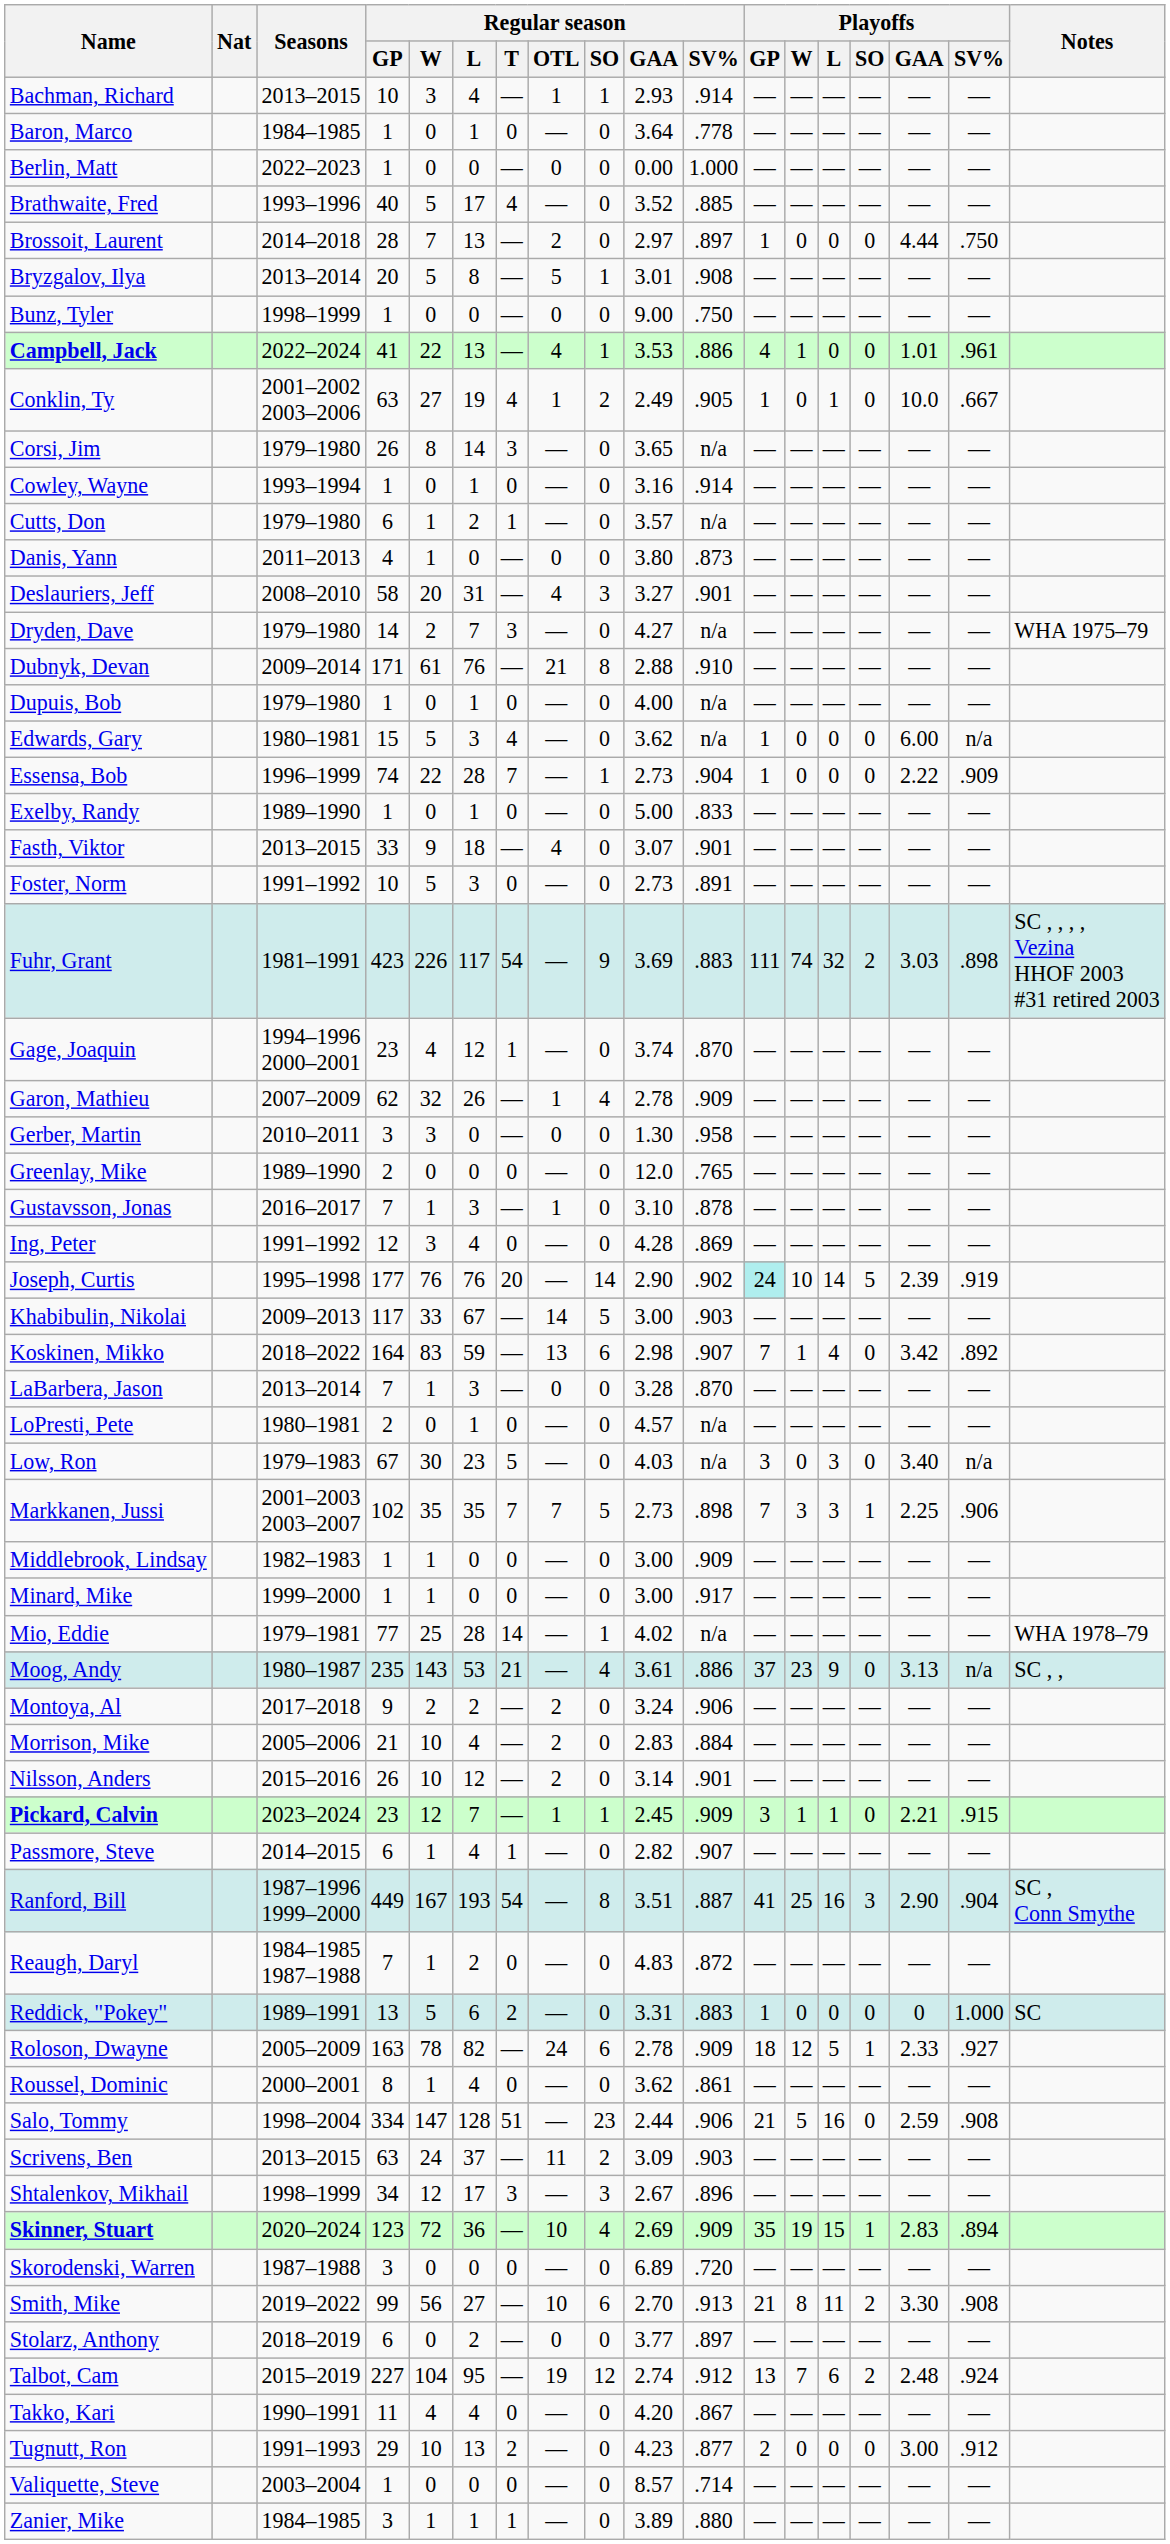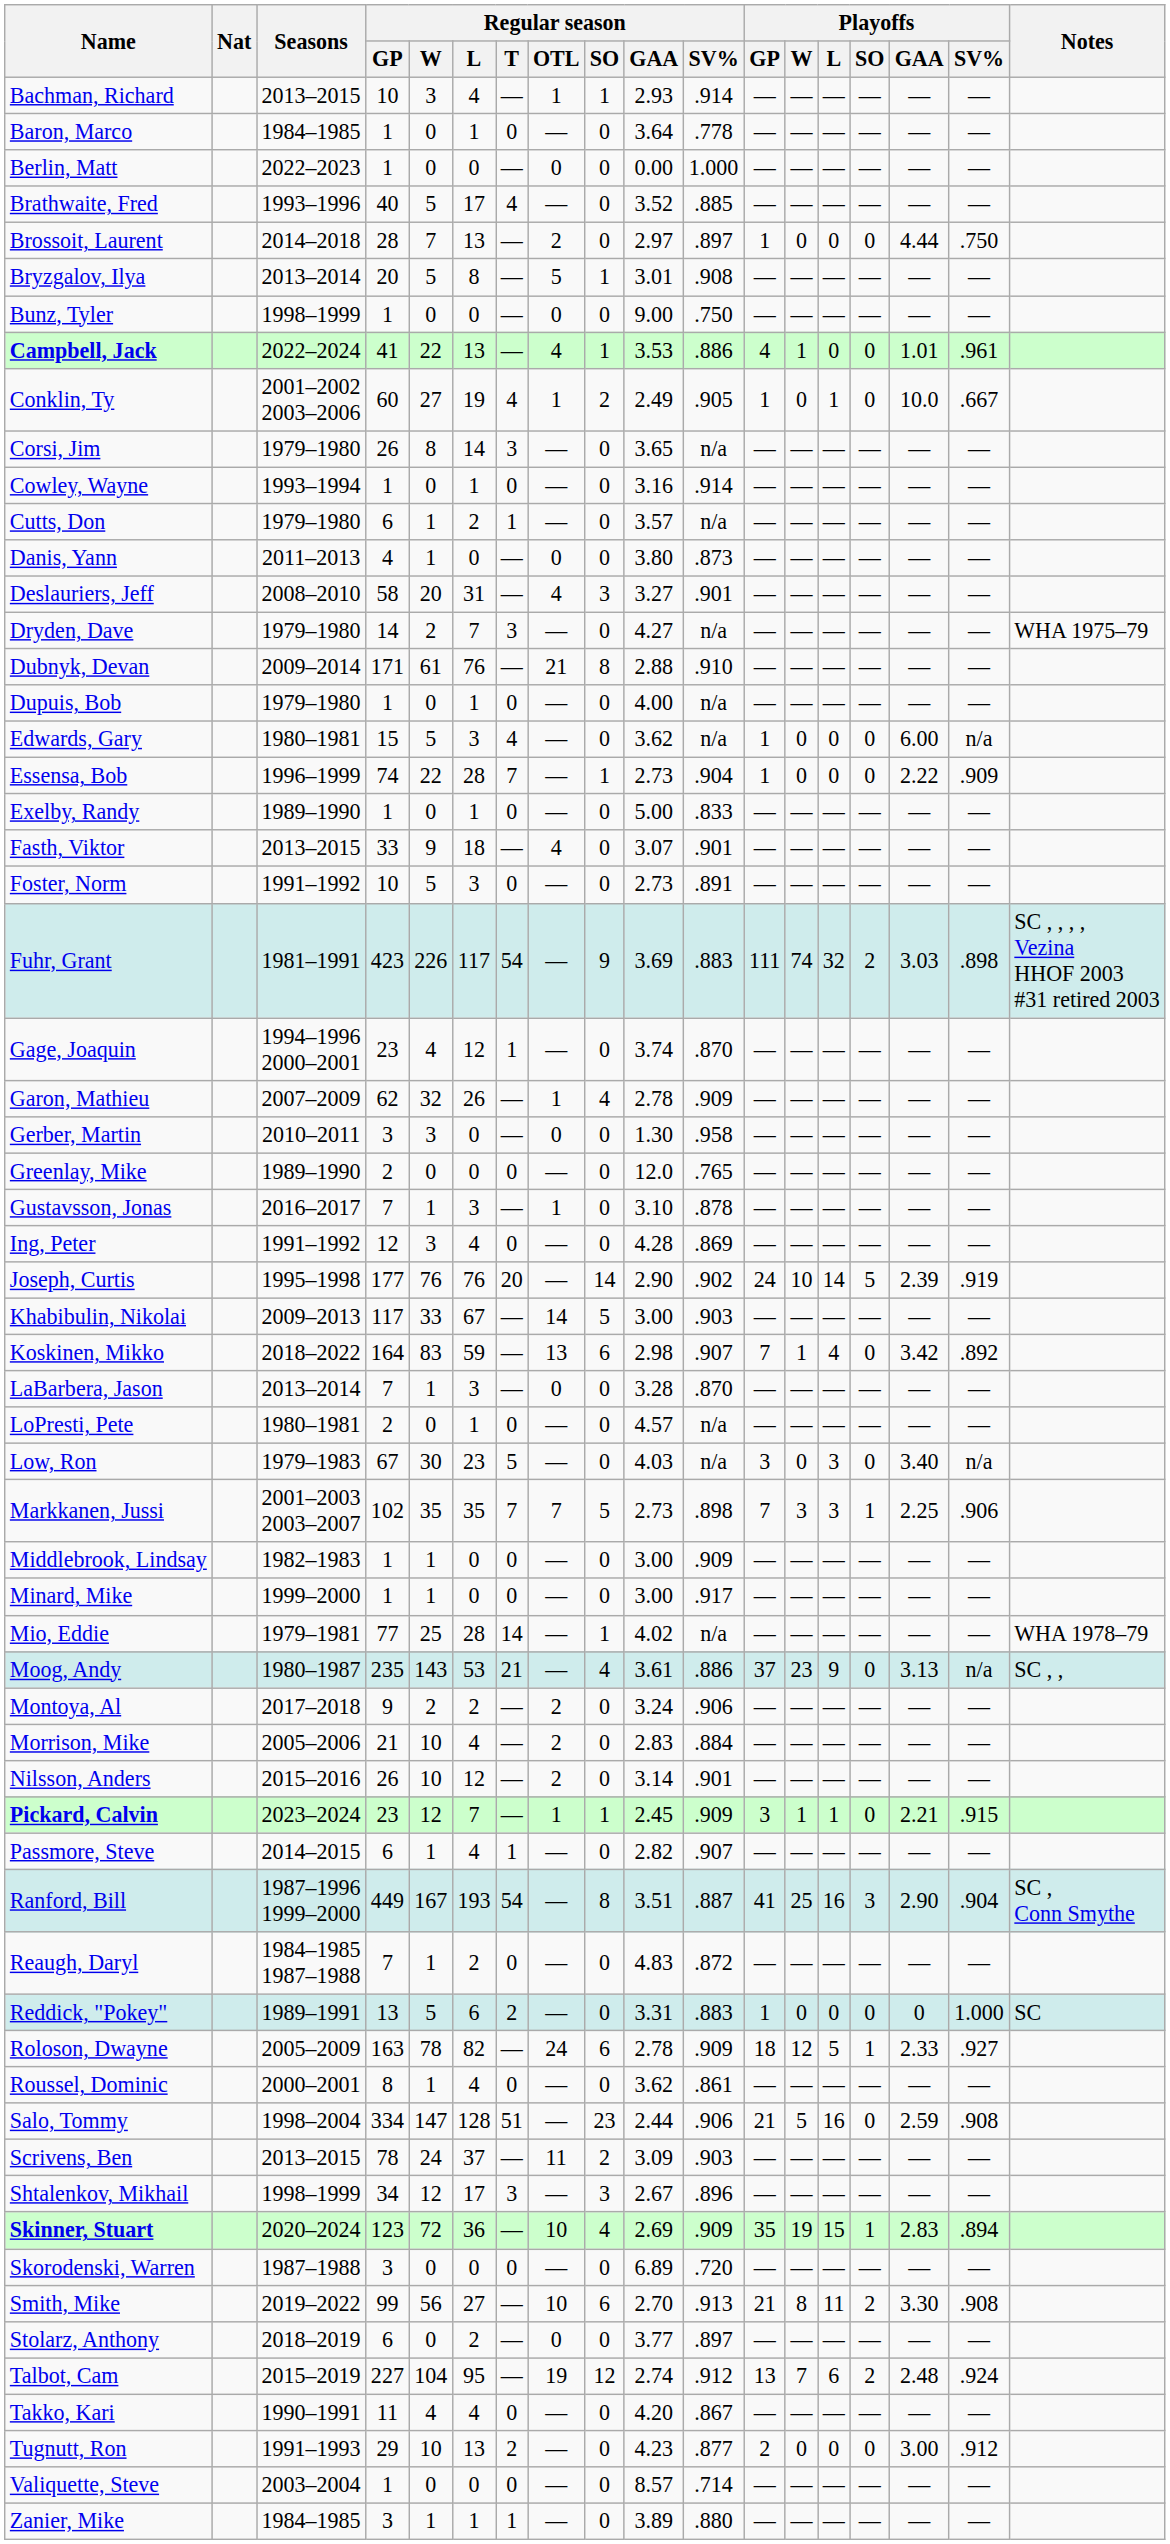(387, 399) 63 -> (387, 399) 60
(765, 1279) paleturquoise background -> (765, 1279) no background
(387, 2157) 63 -> (387, 2157) 78
